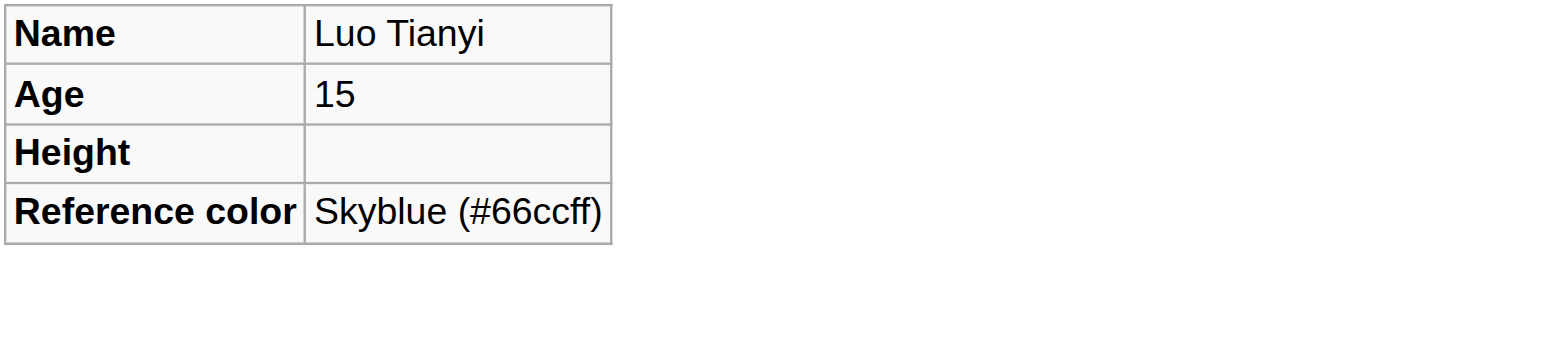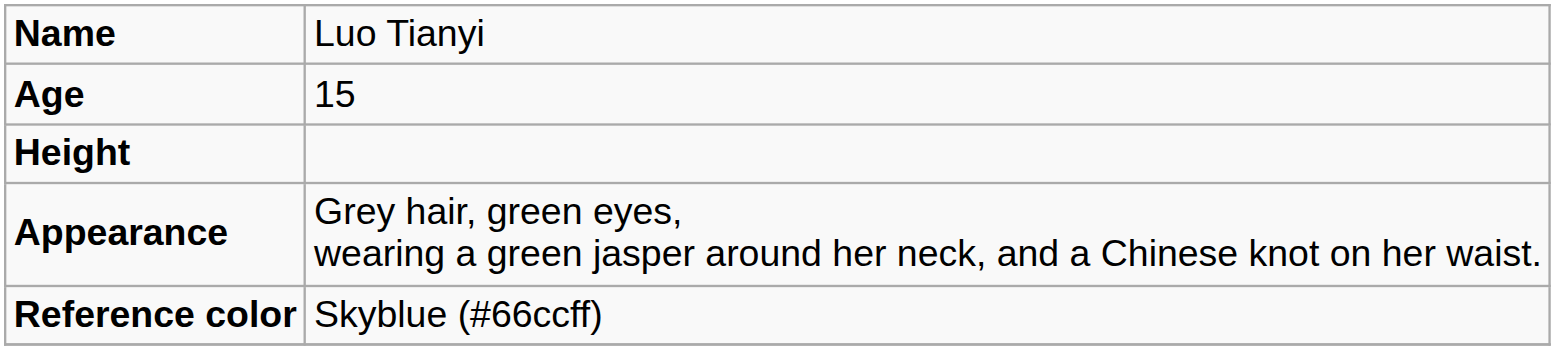+ row: (121, 233)
